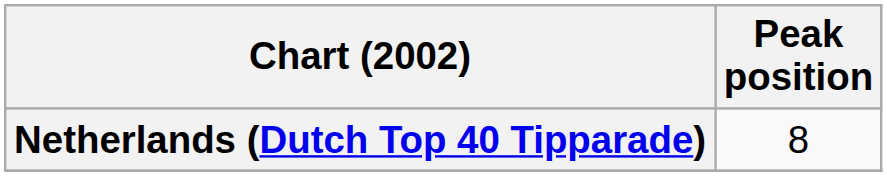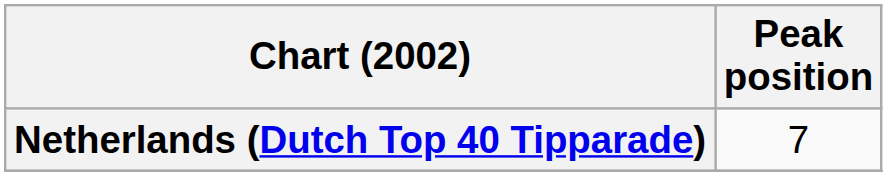(798, 139) 8 -> (798, 139) 7
